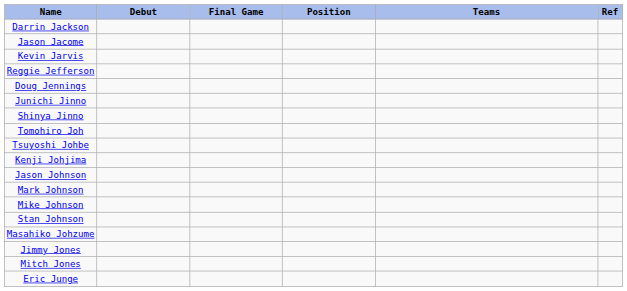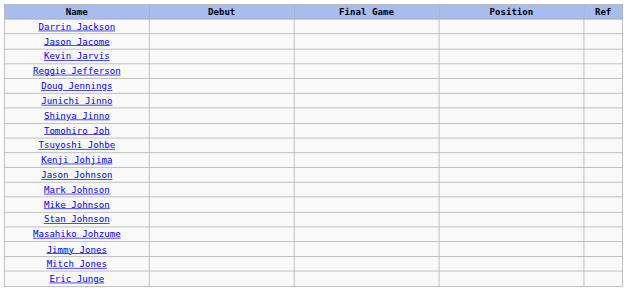- column: (486, 12)
